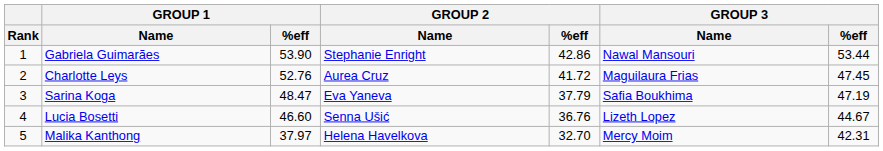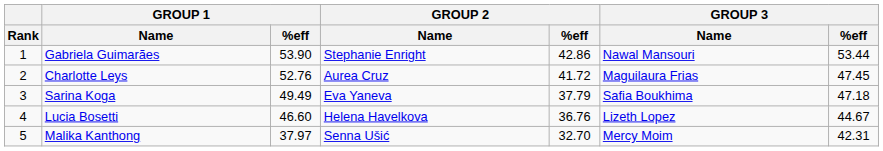(296, 96) 48.47 -> (296, 96) 49.49
(854, 96) 47.19 -> (854, 96) 47.18
(357, 116) Senna Ušić -> (376, 116) Helena Havelkova
(376, 136) Helena Havelkova -> (357, 136) Senna Ušić
